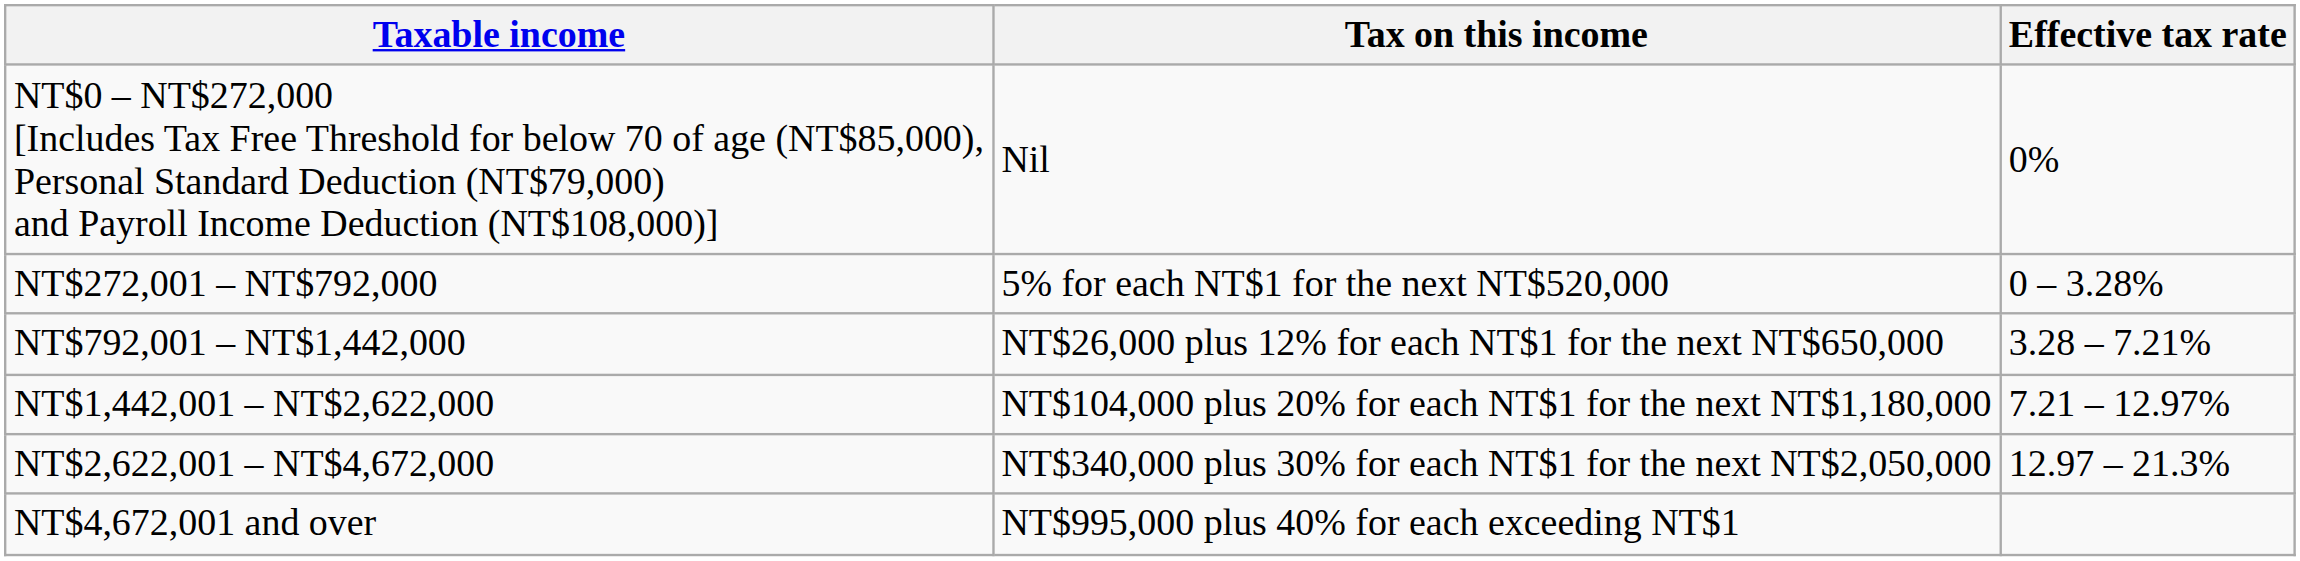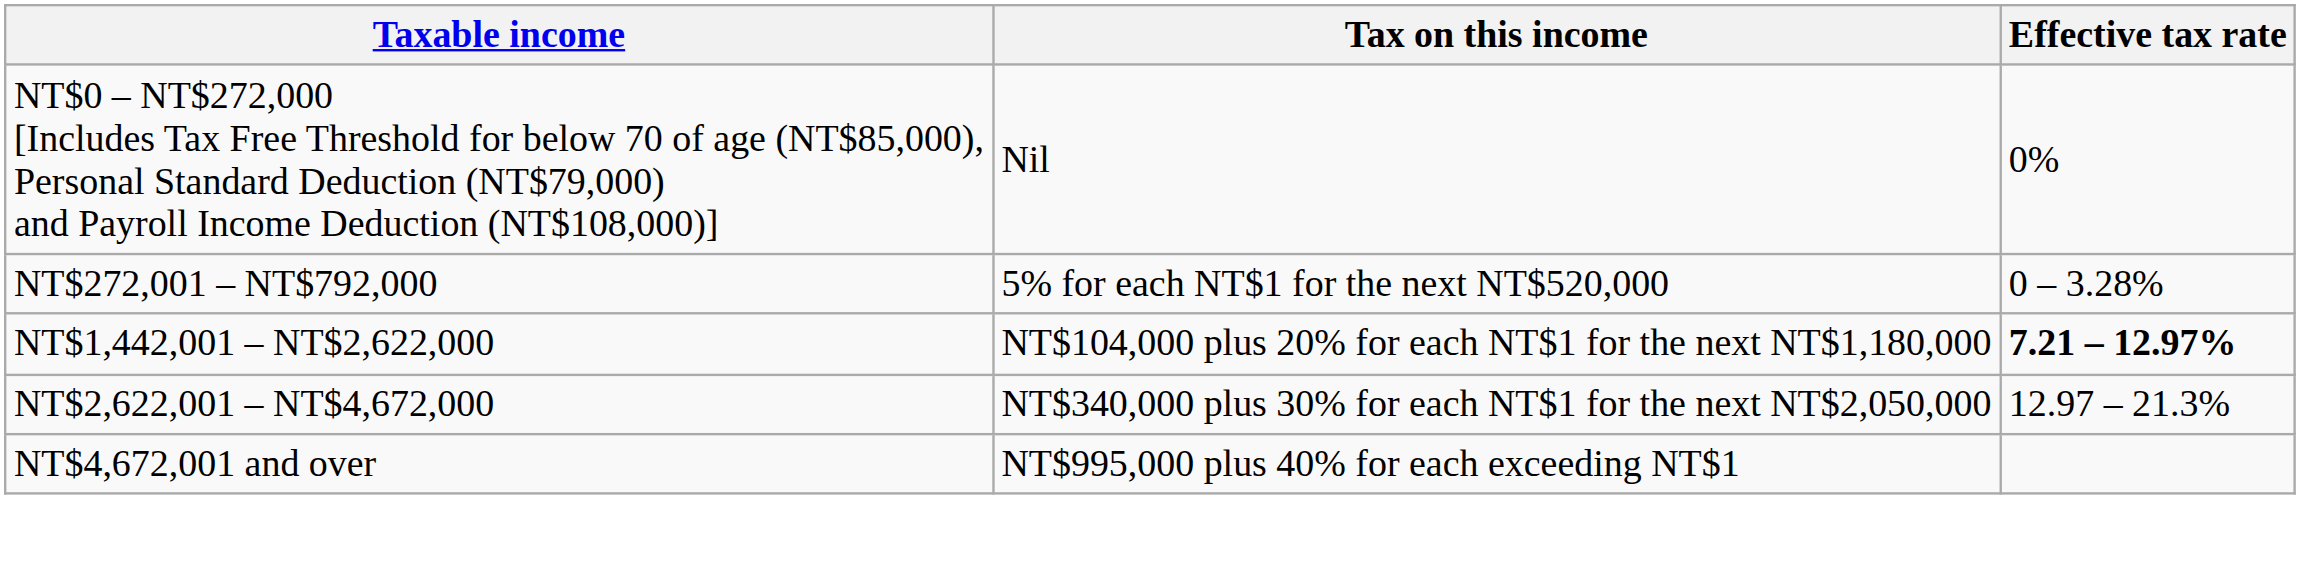- row: (240, 342)
(2119, 403) normal -> (2123, 342) bold
